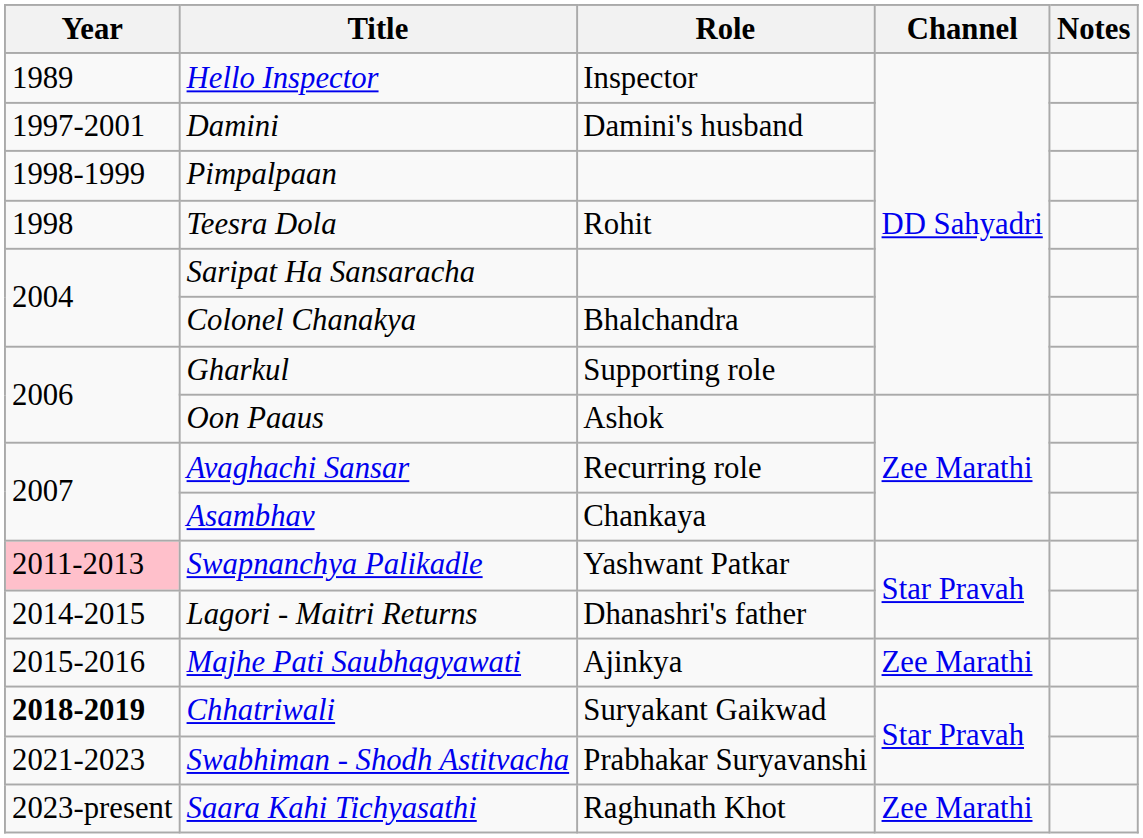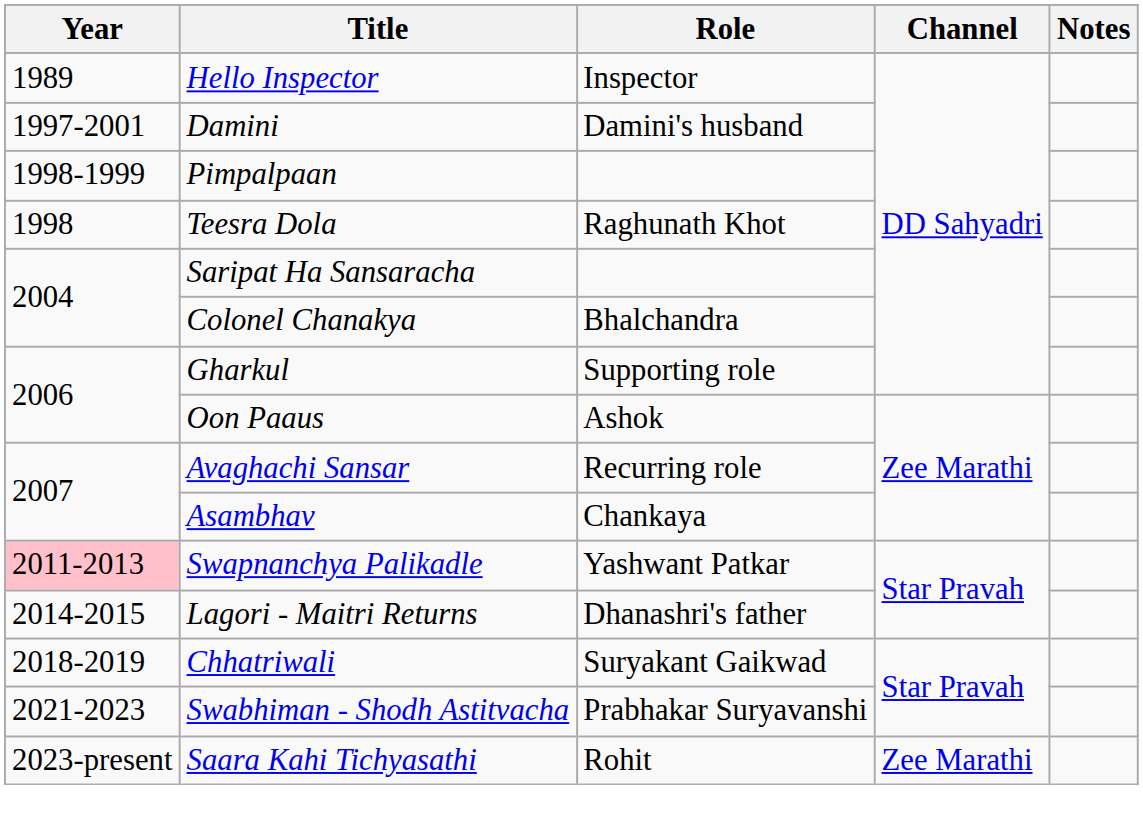(617, 223) Rohit -> (684, 223) Raghunath Khot
- row: (354, 662)
(79, 710) bold -> (79, 662) normal
(684, 808) Raghunath Khot -> (617, 759) Rohit
